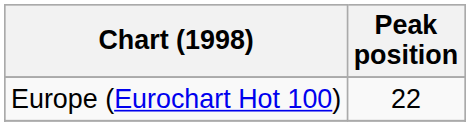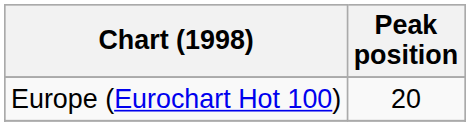(406, 98) 22 -> (406, 98) 20
